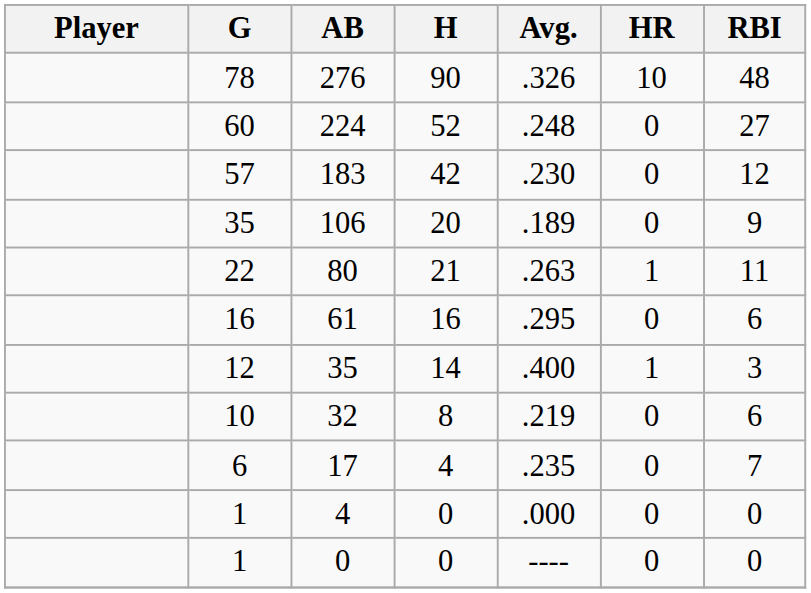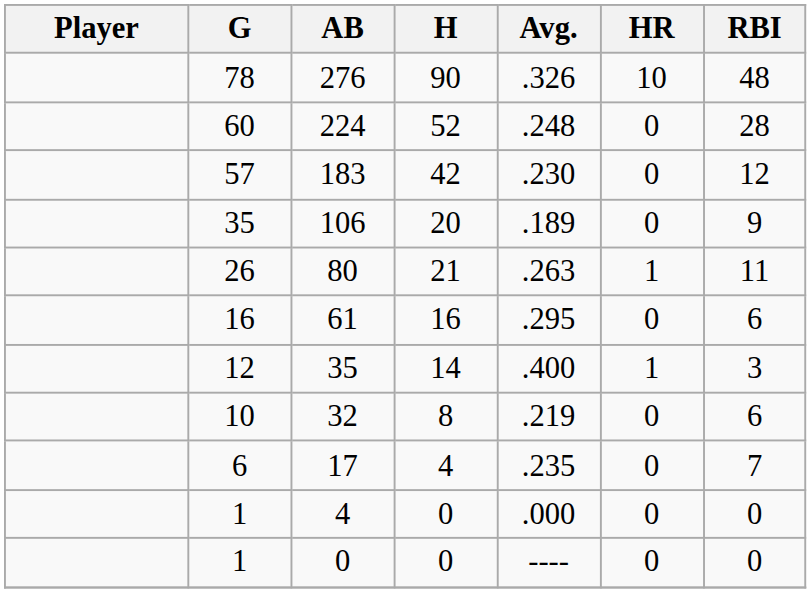(755, 125) 27 -> (755, 125) 28
(240, 271) 22 -> (240, 271) 26
